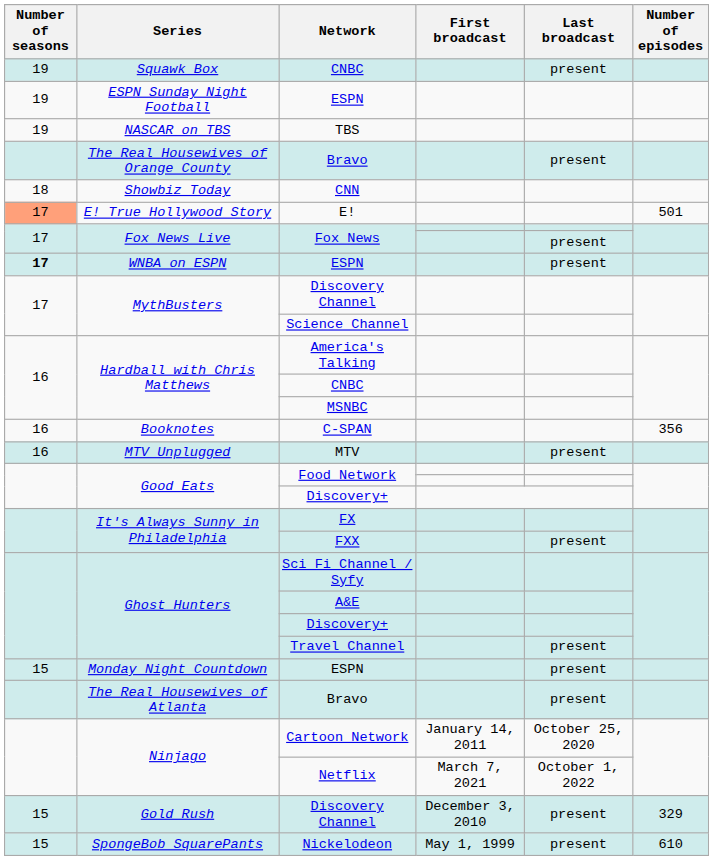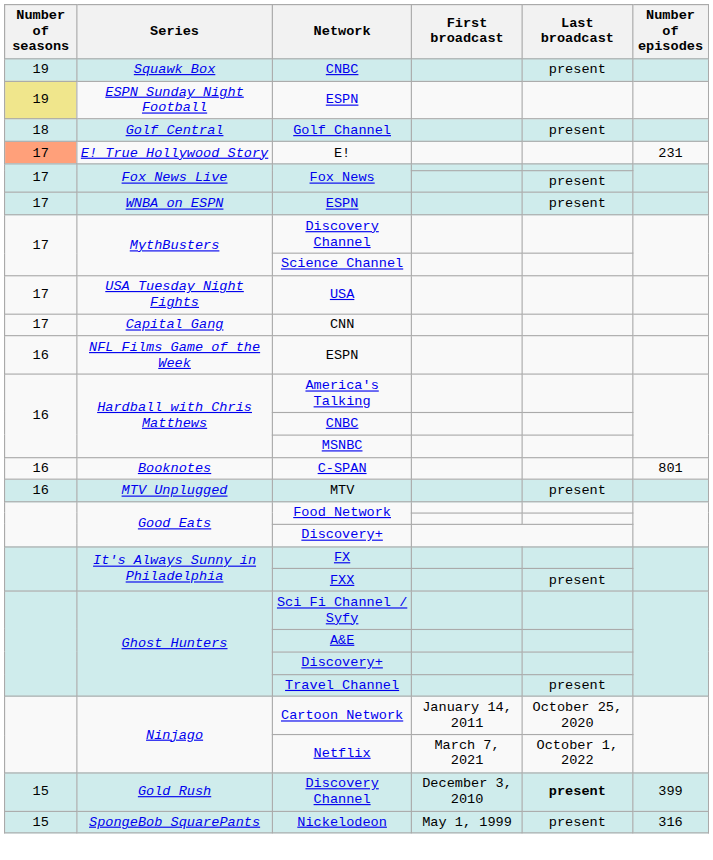(40, 100) no background -> (41, 100) khaki background
- row: (178, 130)
+ row: (175, 130)
- row: (178, 161)
- row: (178, 191)
(671, 213) 501 -> (670, 153) 231
(40, 264) bold -> (41, 204) normal
+ row: (175, 295)
+ row: (175, 325)
+ row: (175, 355)
(671, 430) 356 -> (670, 468) 801
- row: (178, 669)
- row: (178, 700)
(578, 814) normal -> (577, 792) bold
(671, 814) 329 -> (670, 792) 399
(671, 845) 610 -> (670, 822) 316
